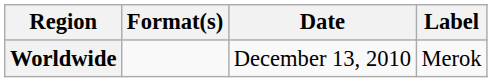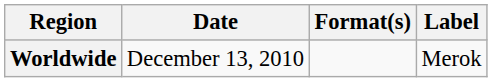columns swapped: (322, 22) <-> (175, 22)
